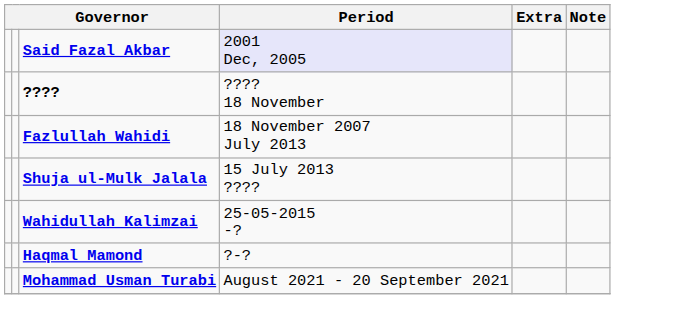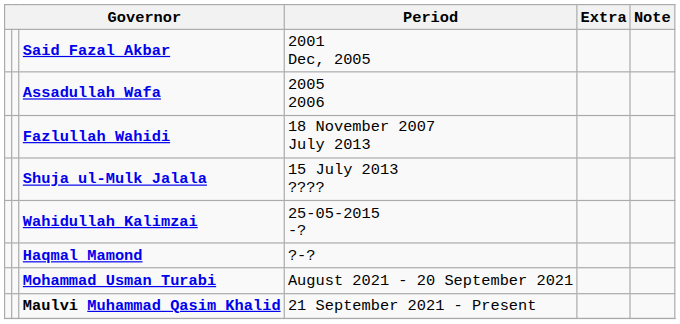(265, 51) lavender background -> (329, 51) no background
+ row: (92, 94)
- row: (41, 94)
+ row: (152, 306)
